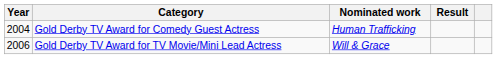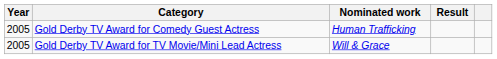(18, 29) 2004 -> (18, 29) 2005
(18, 45) 2006 -> (18, 45) 2005
